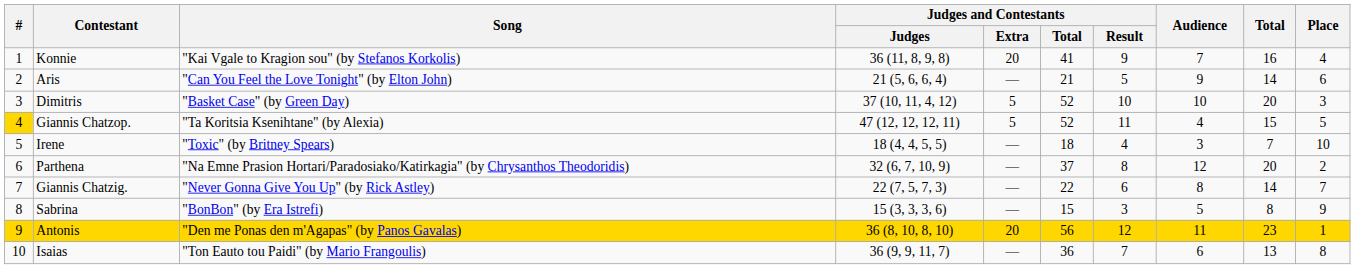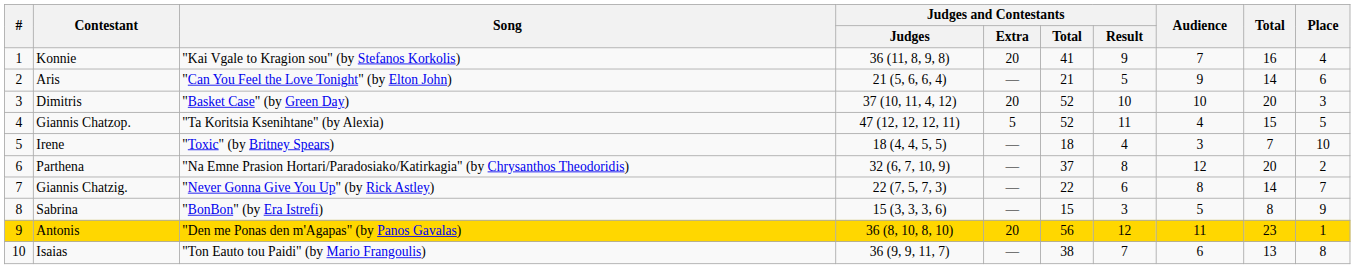(1012, 101) 5 -> (1012, 101) 20
(19, 123) gold background -> (19, 123) no background
(1067, 252) 36 -> (1067, 252) 38
